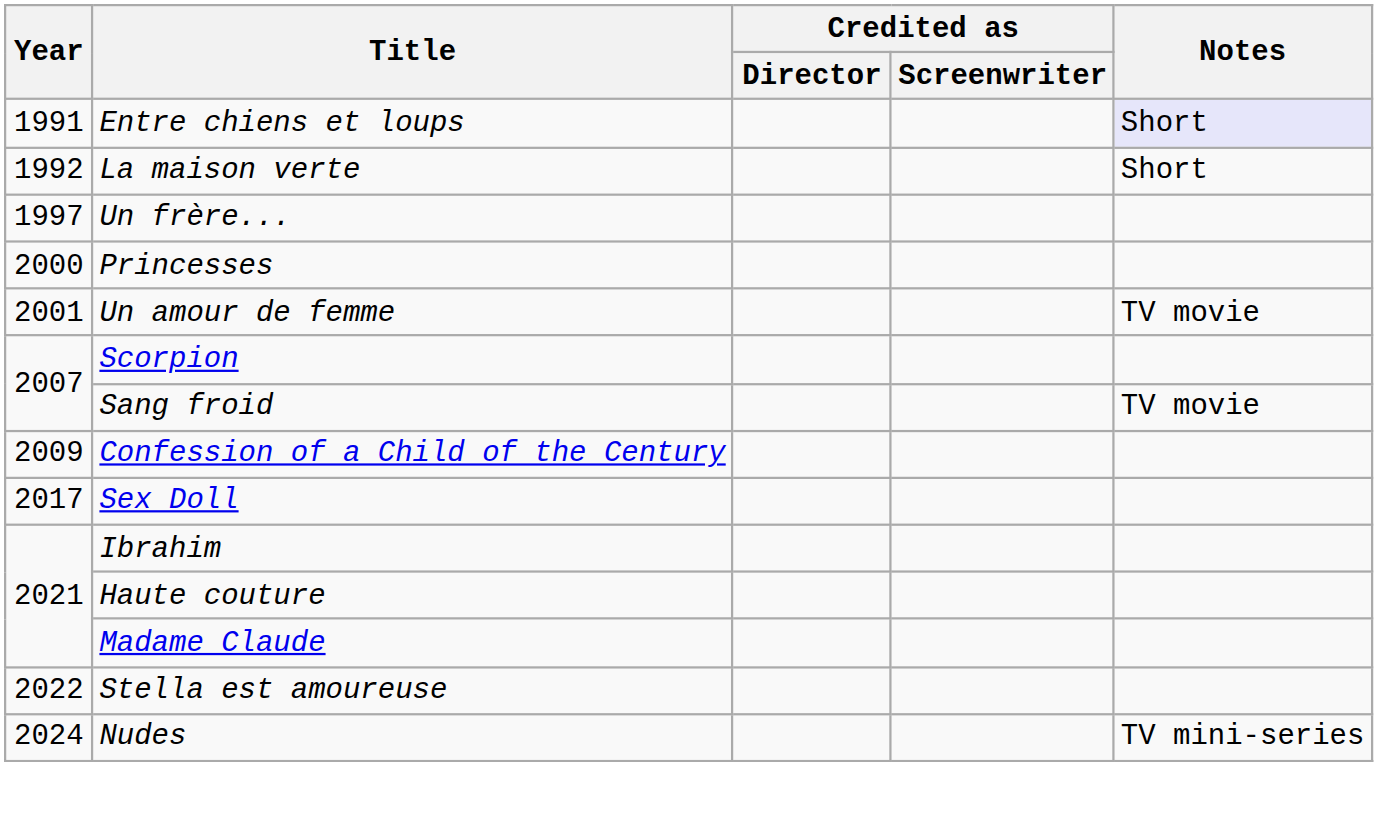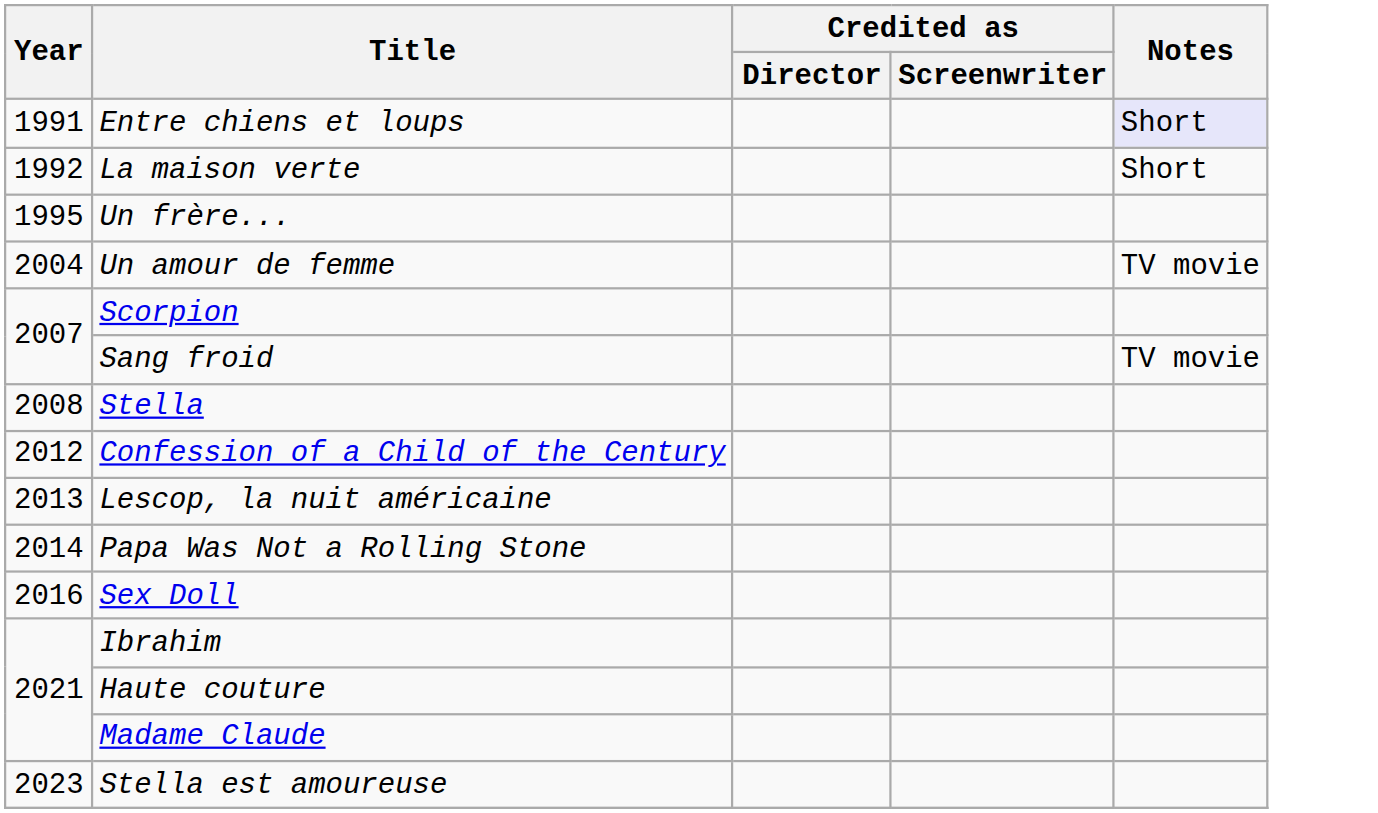(49, 218) 1997 -> (49, 218) 1995
- row: (186, 265)
(49, 312) 2001 -> (49, 265) 2004
+ row: (152, 407)
(49, 454) 2009 -> (49, 454) 2012
+ row: (326, 501)
+ row: (343, 548)
(49, 501) 2017 -> (49, 596) 2016
(49, 690) 2022 -> (49, 785) 2023
- row: (143, 737)
